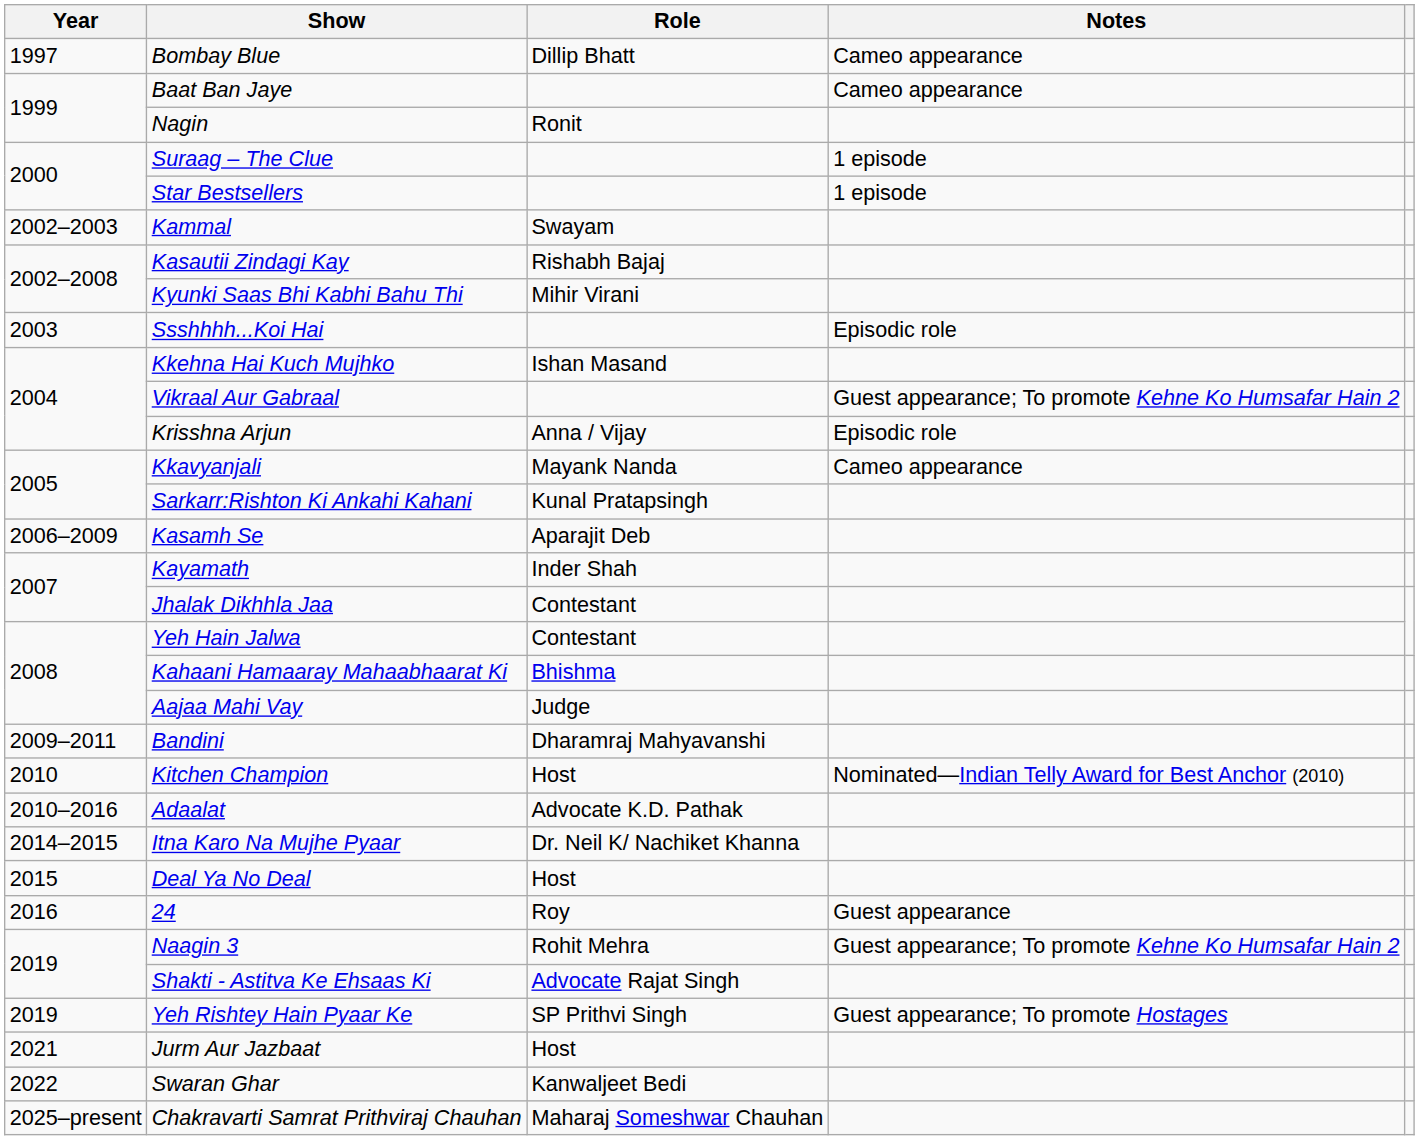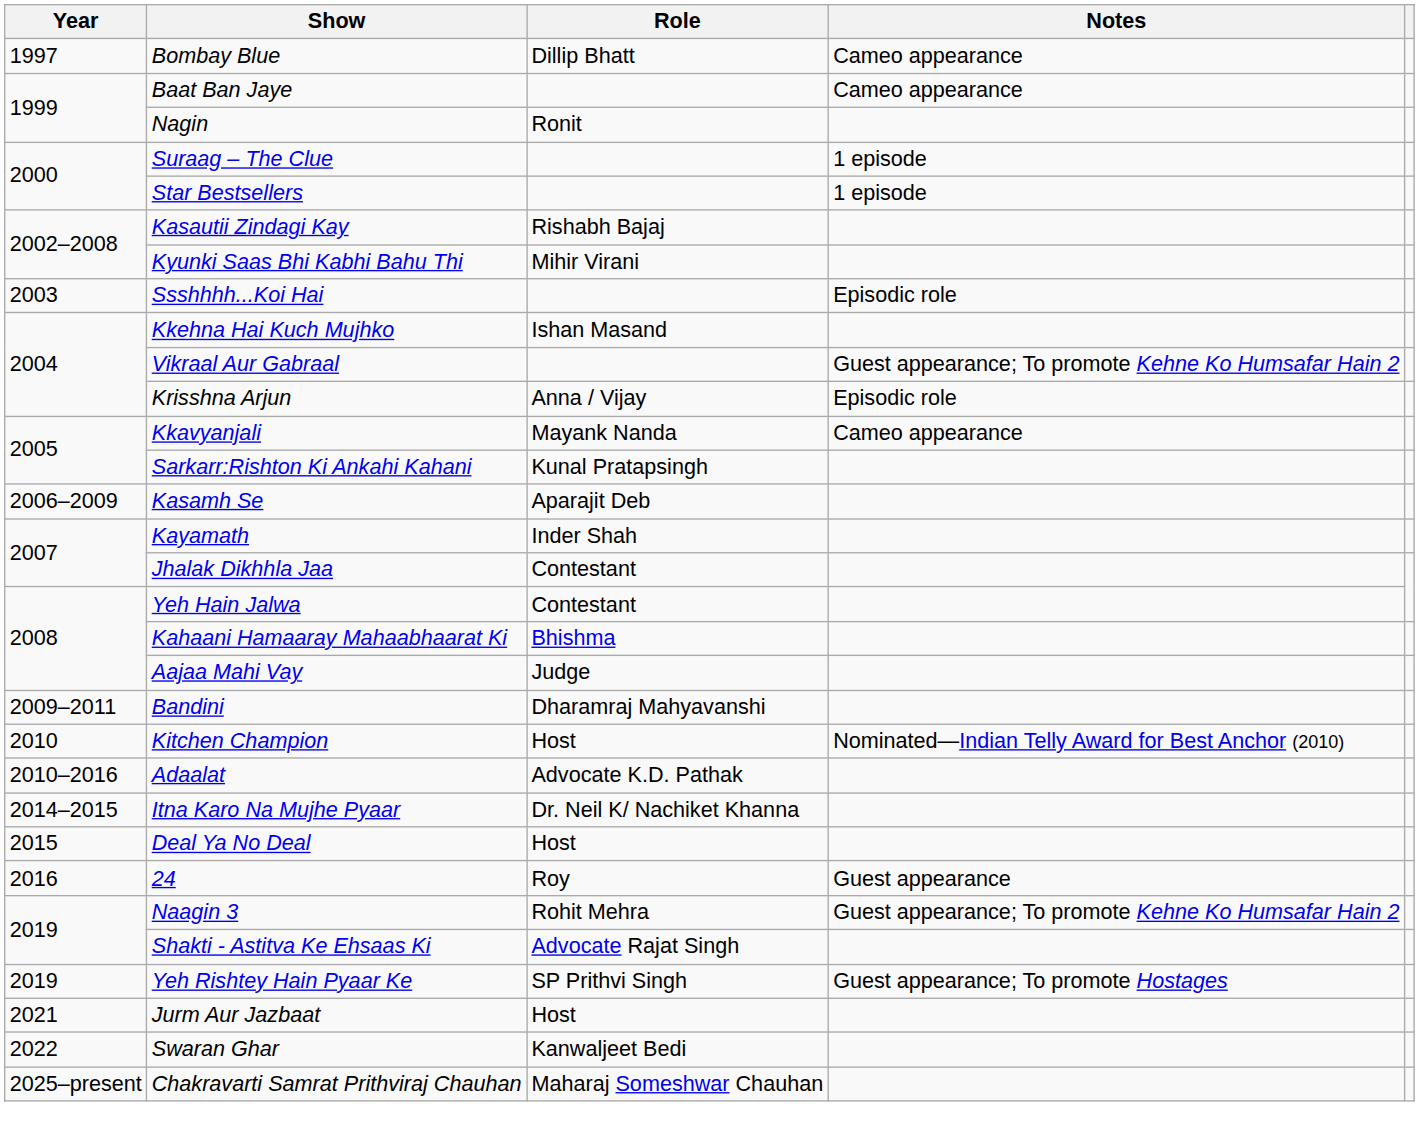- row: (191, 227)
